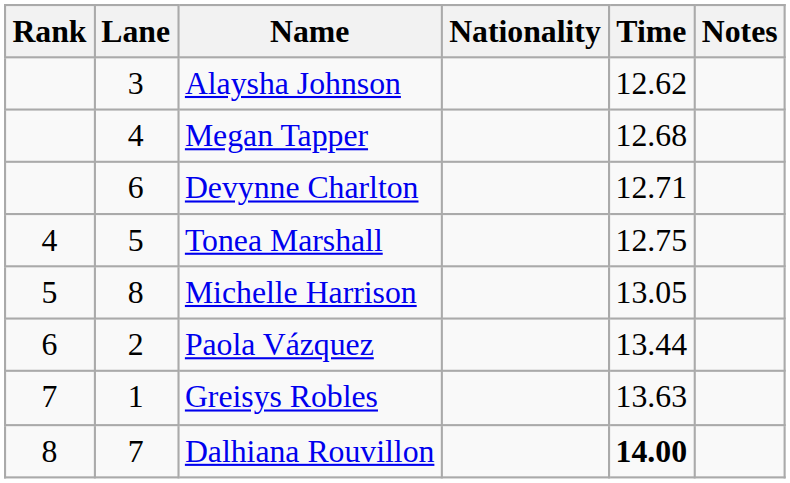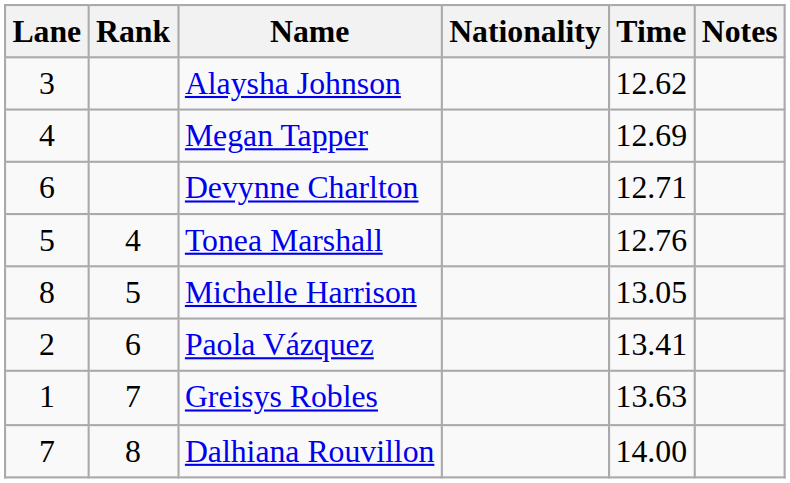columns swapped: (49, 30) <-> (136, 30)
(651, 135) 12.68 -> (651, 135) 12.69
(651, 240) 12.75 -> (651, 240) 12.76
(651, 345) 13.44 -> (651, 345) 13.41
(651, 449) bold -> (651, 449) normal
